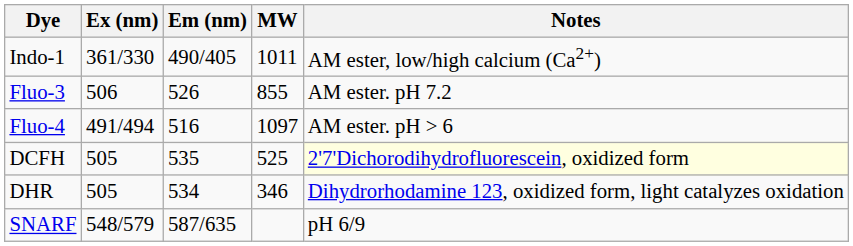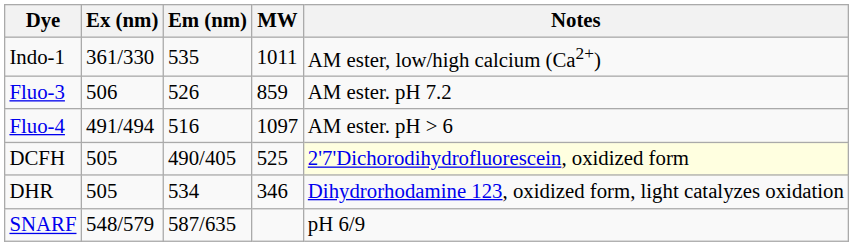(202, 56) 490/405 -> (184, 56) 535
(272, 92) 855 -> (272, 92) 859
(184, 158) 535 -> (202, 158) 490/405
